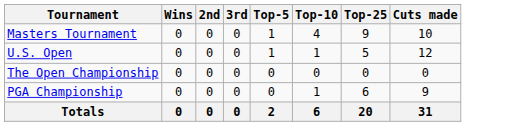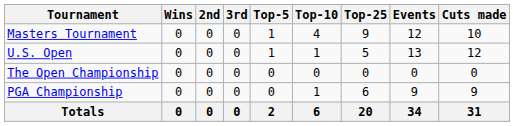+ column: (414, 14)
